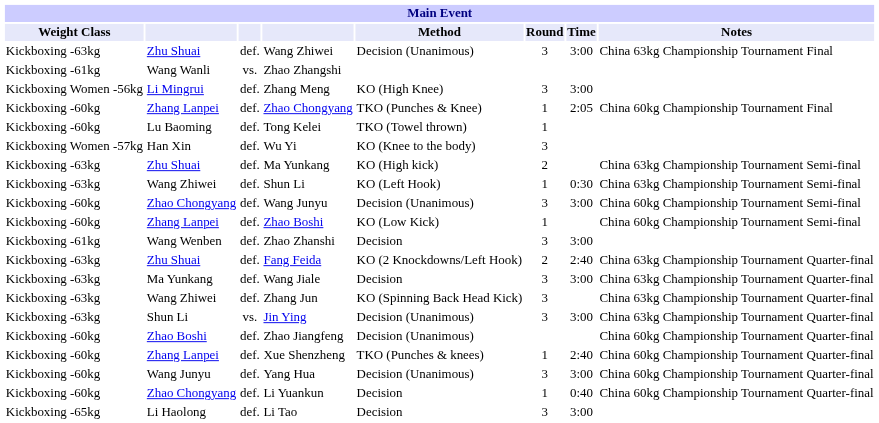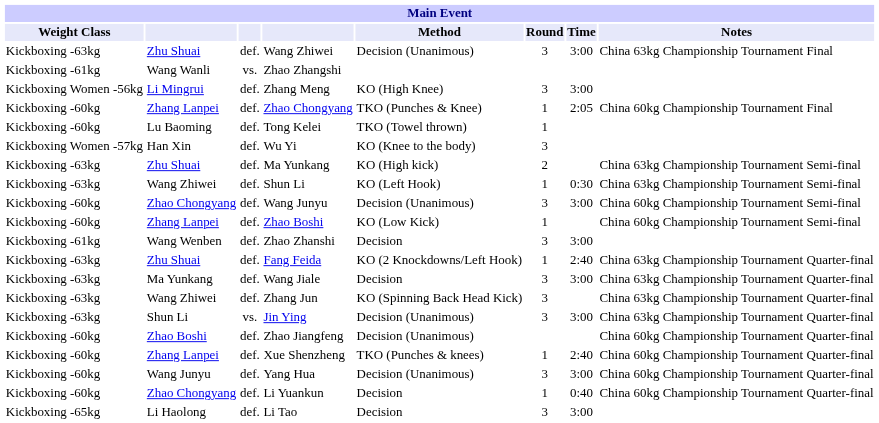(545, 260) 2 -> (545, 260) 1
